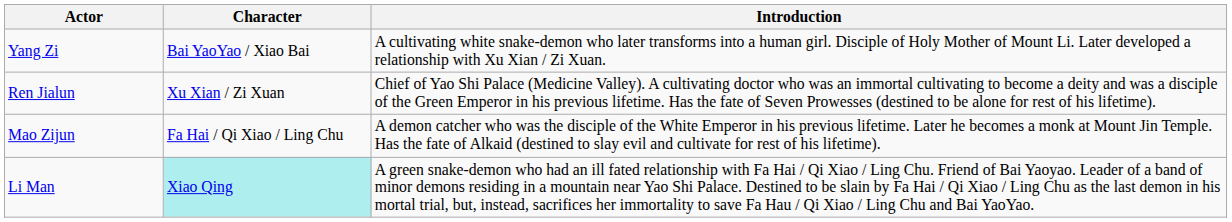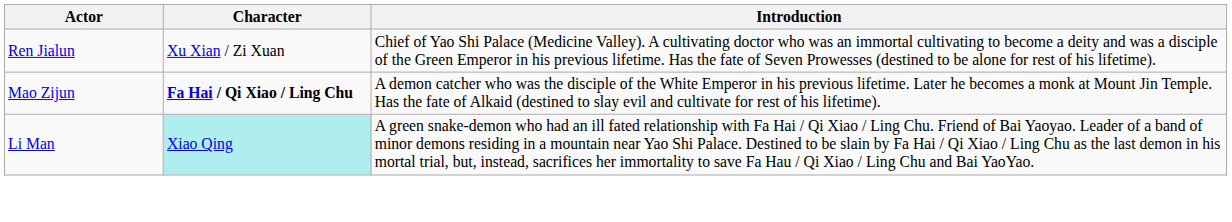- row: (33, 50)
(255, 135) normal -> (260, 93) bold
